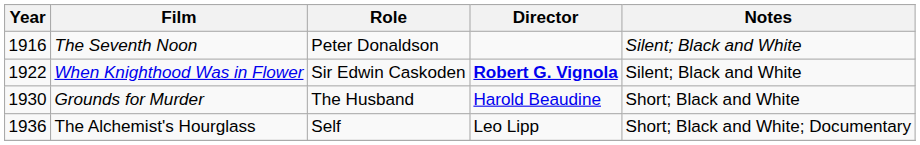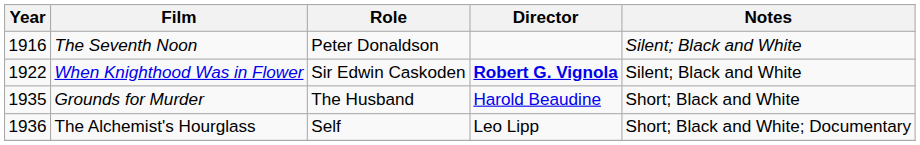(28, 99) 1930 -> (28, 99) 1935
